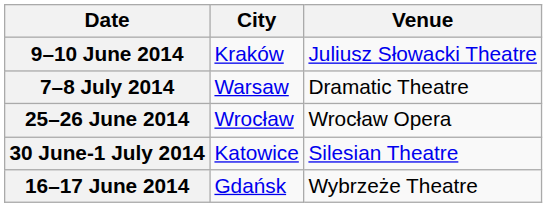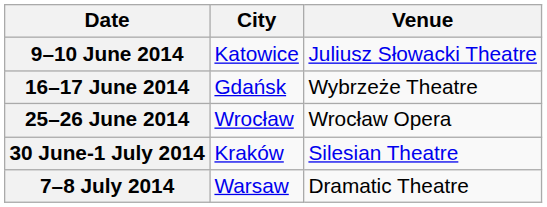(249, 53) Kraków -> (257, 53) Katowice
rows swapped: (107, 185) <-> (107, 86)
(257, 152) Katowice -> (249, 152) Kraków
